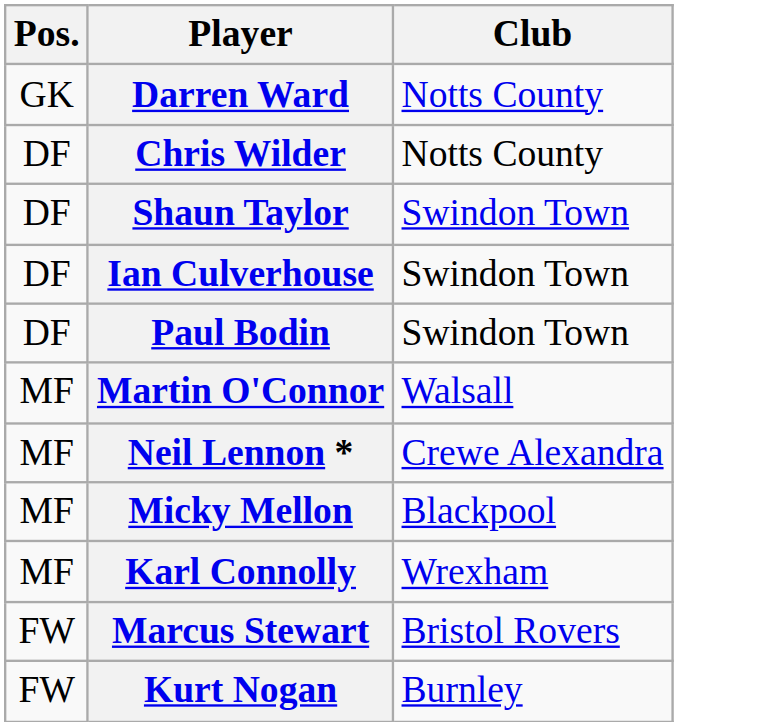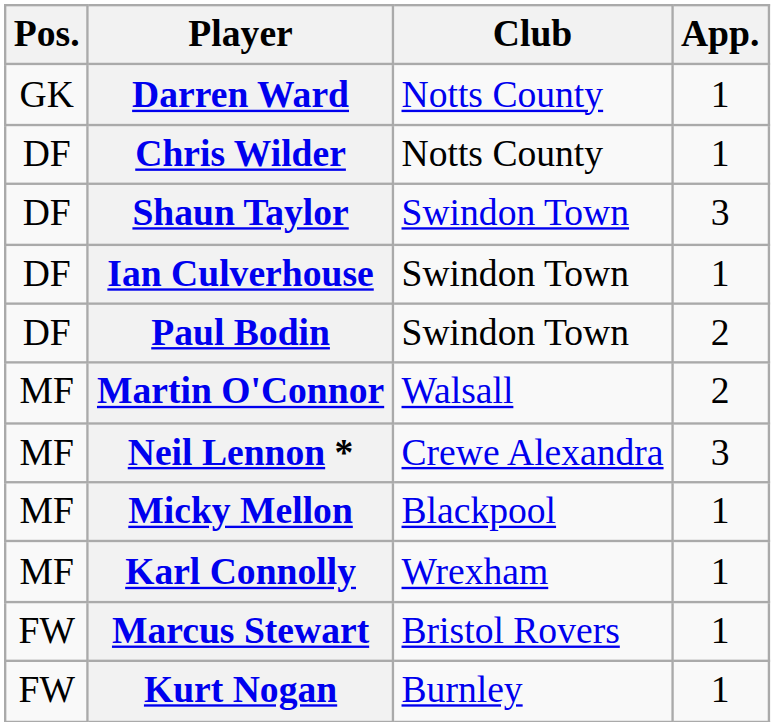+ column: (720, 34)
